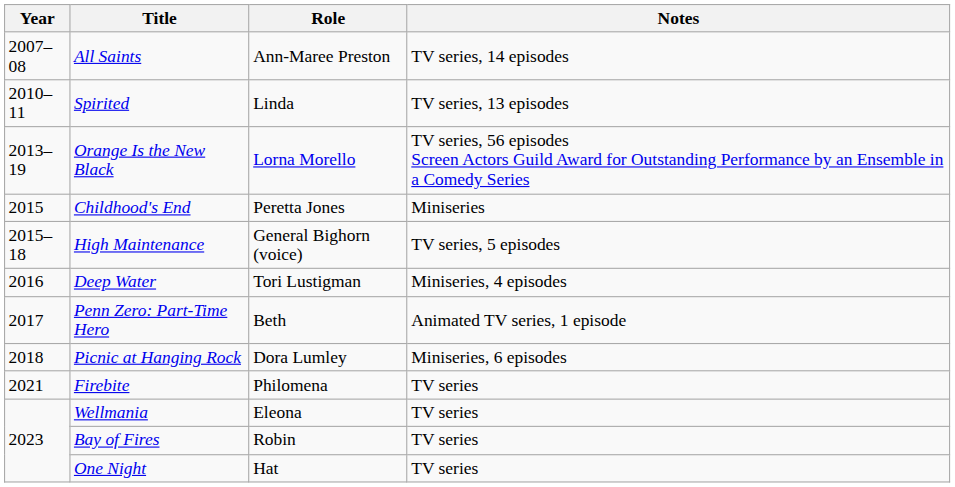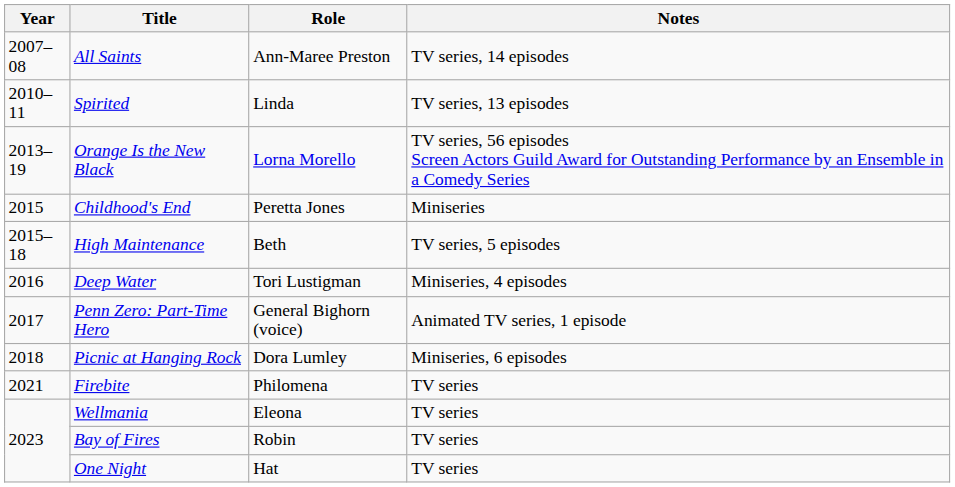(312, 244) General Bighorn (voice) -> (270, 244) Beth
(270, 319) Beth -> (312, 319) General Bighorn (voice)
